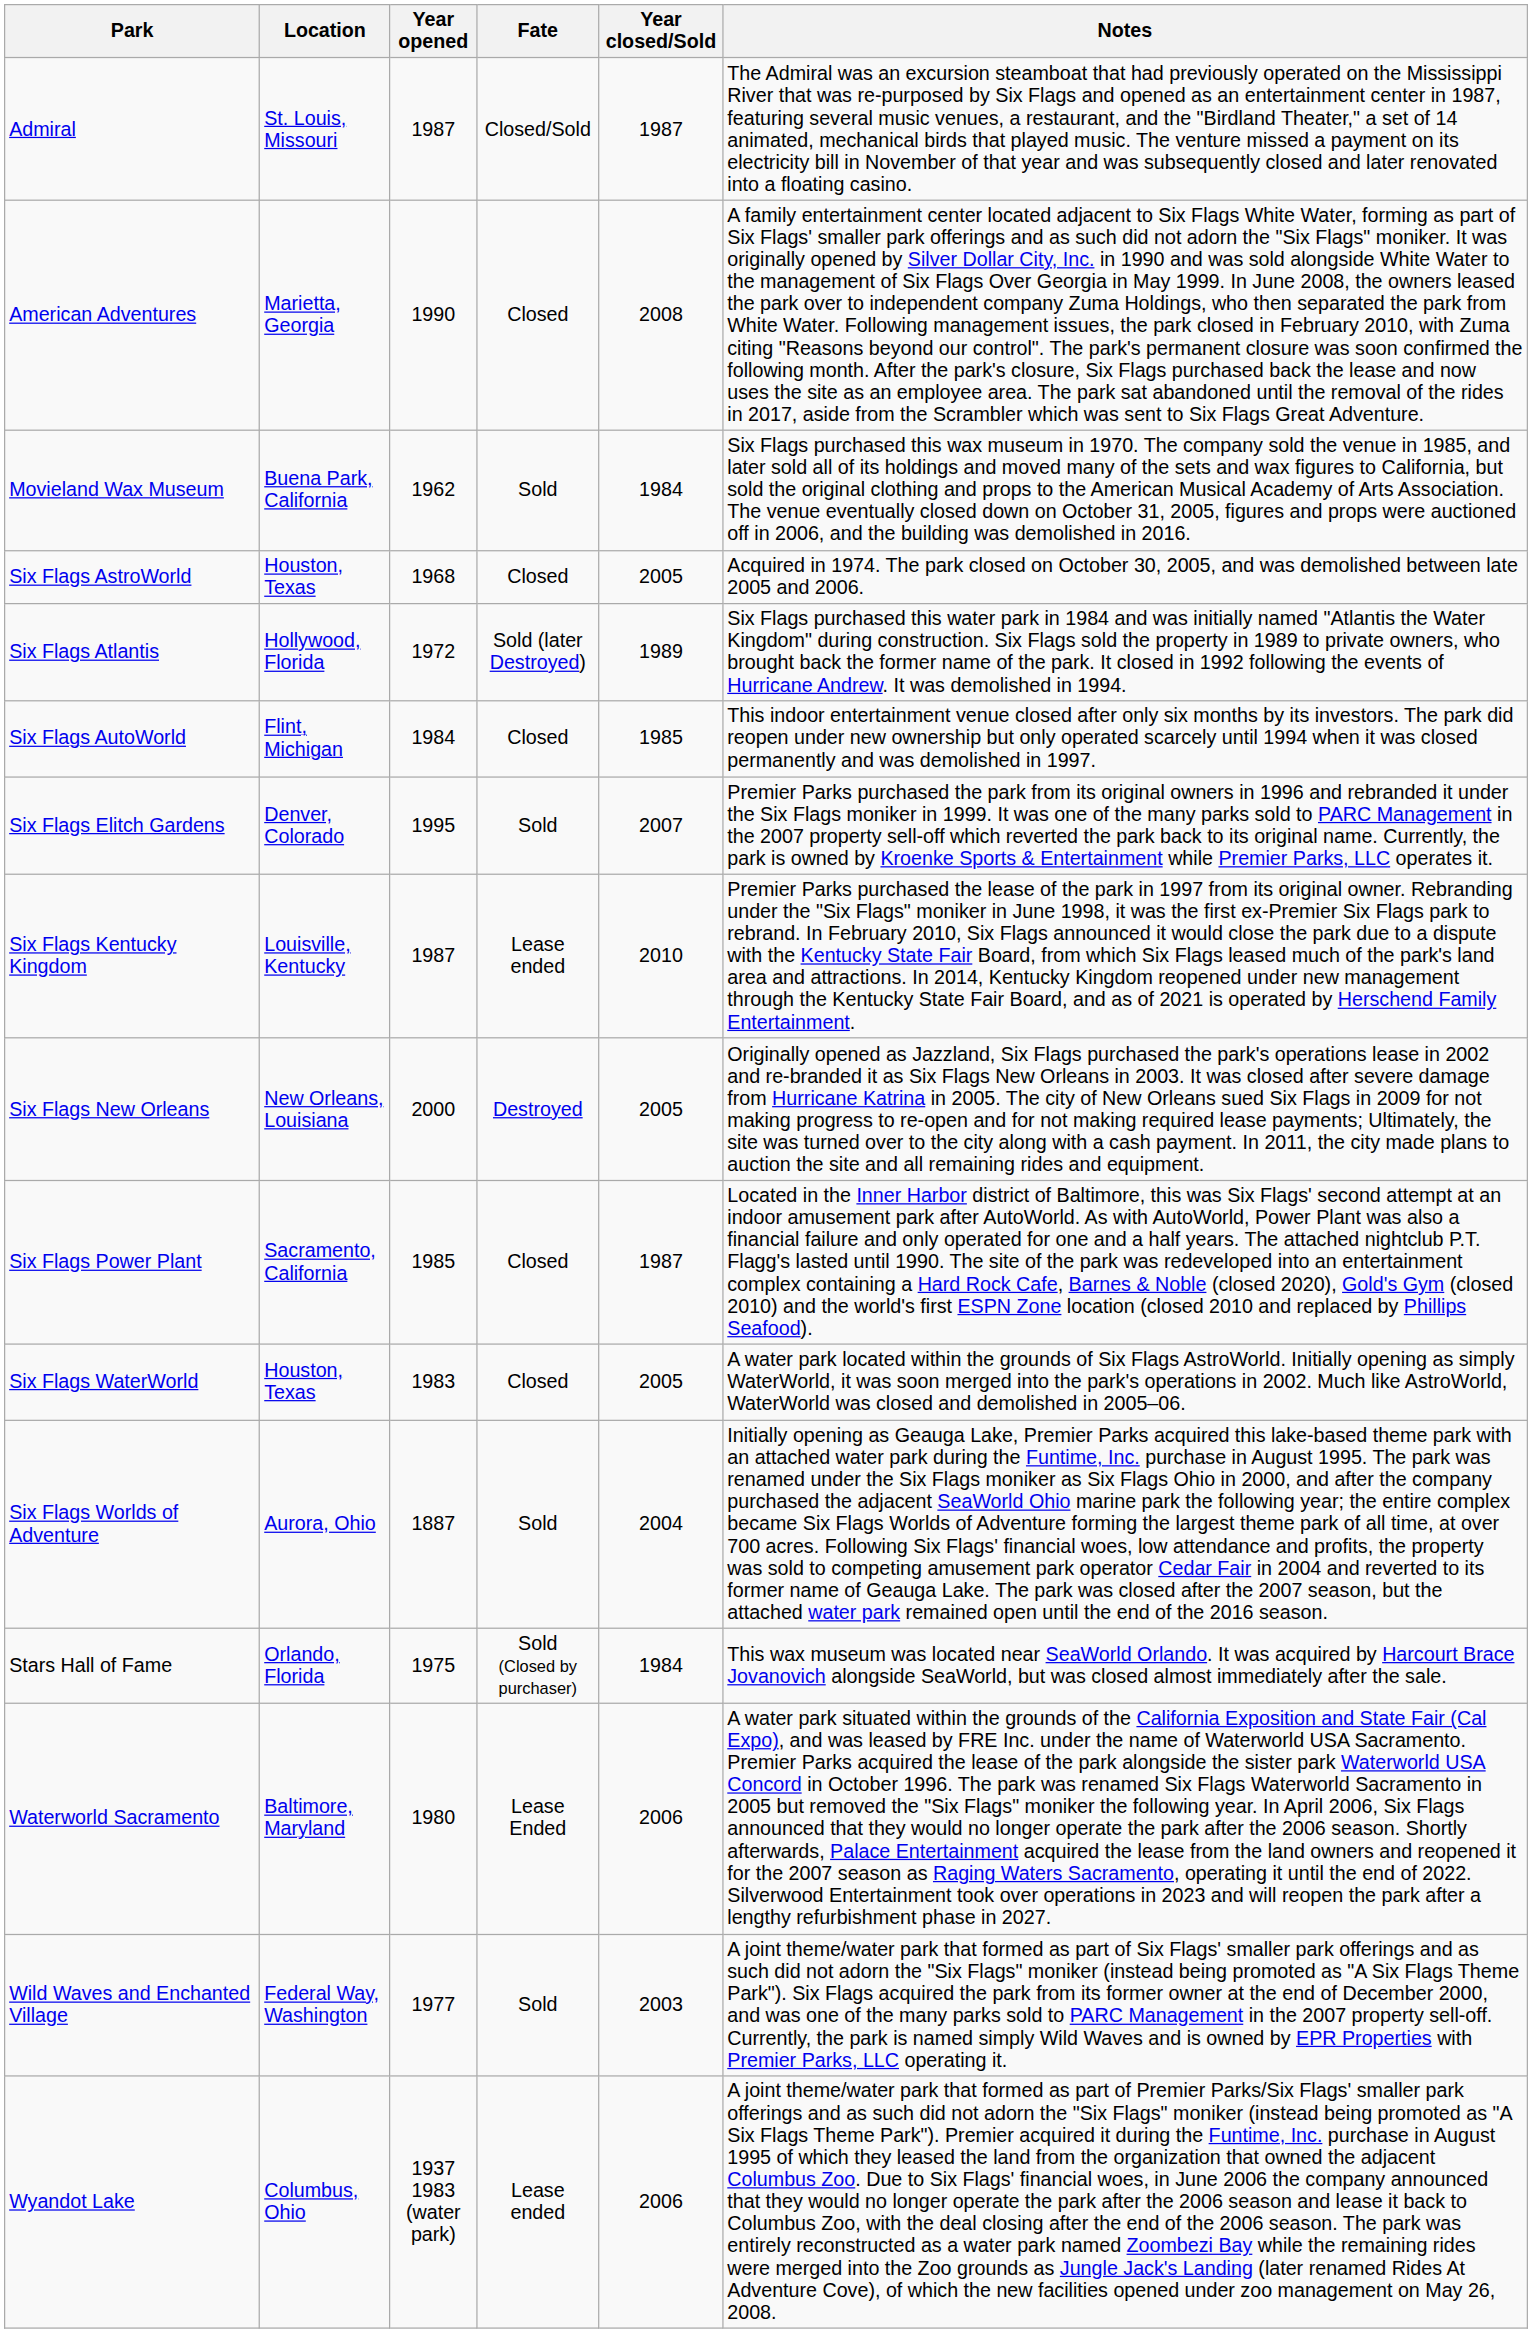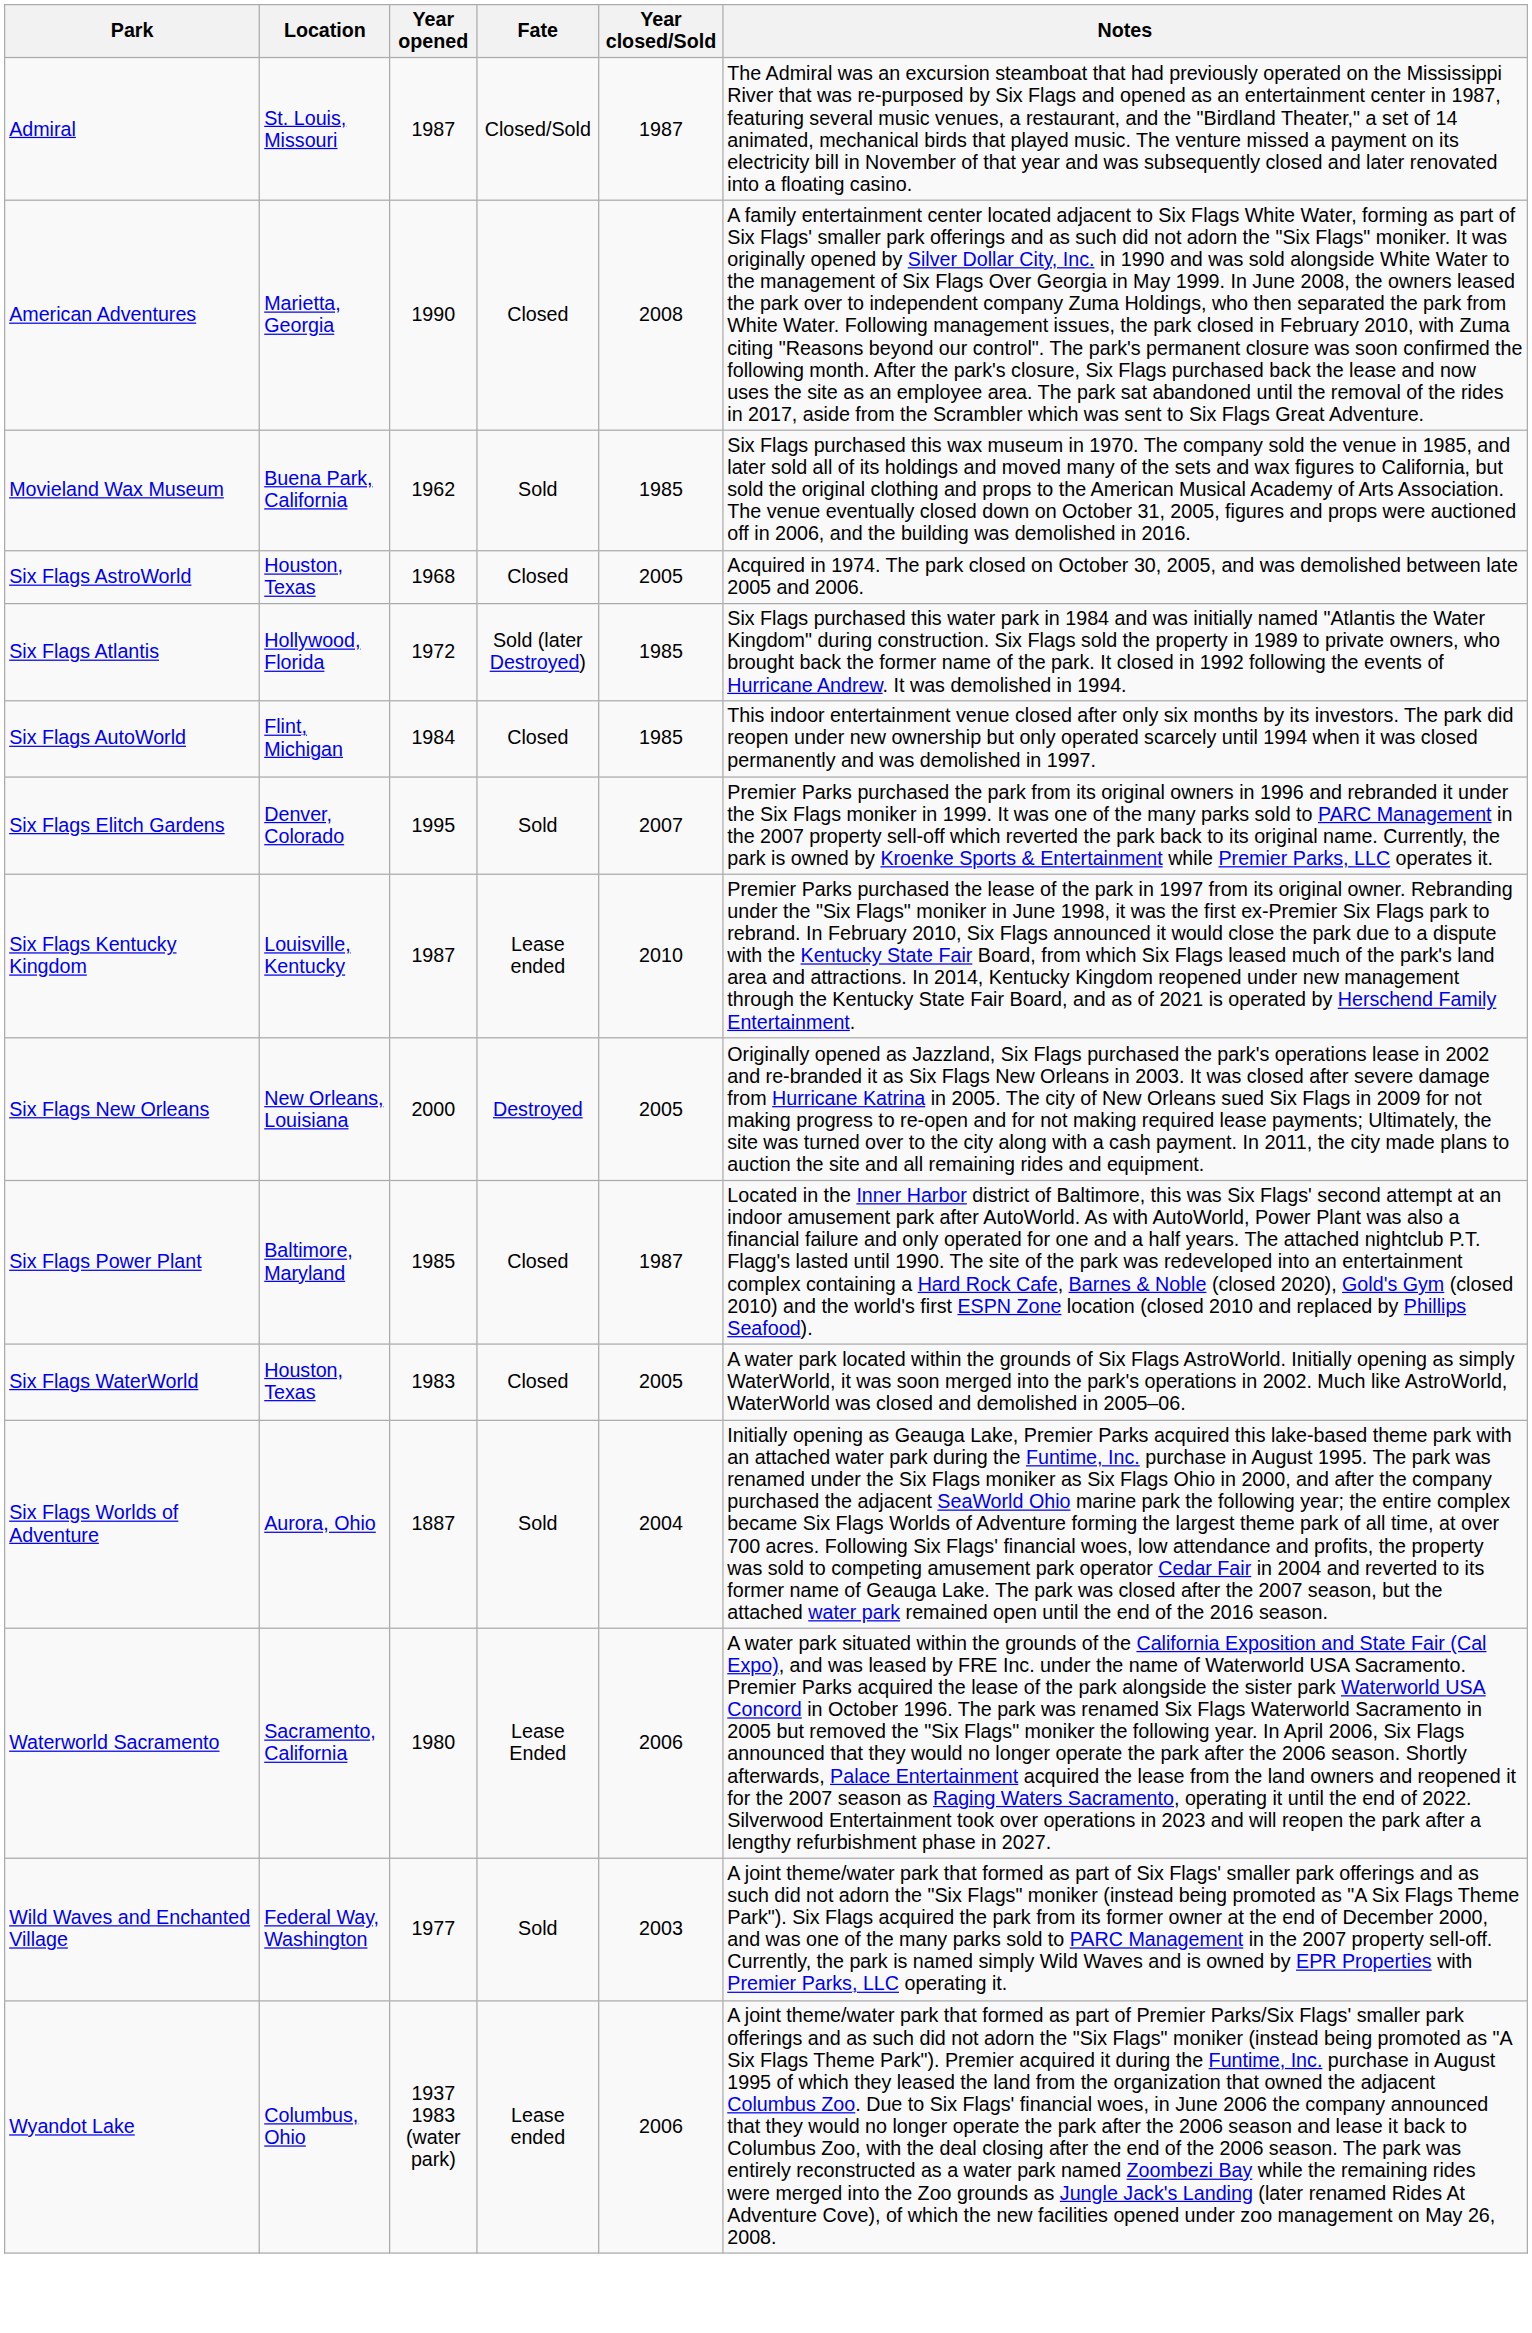(661, 490) 1984 -> (661, 490) 1985
(661, 652) 1989 -> (661, 652) 1985
(320, 1262) Sacramento, California -> (309, 1262) Baltimore, Maryland
- row: (91, 1665)
(309, 1818) Baltimore, Maryland -> (320, 1743) Sacramento, California
